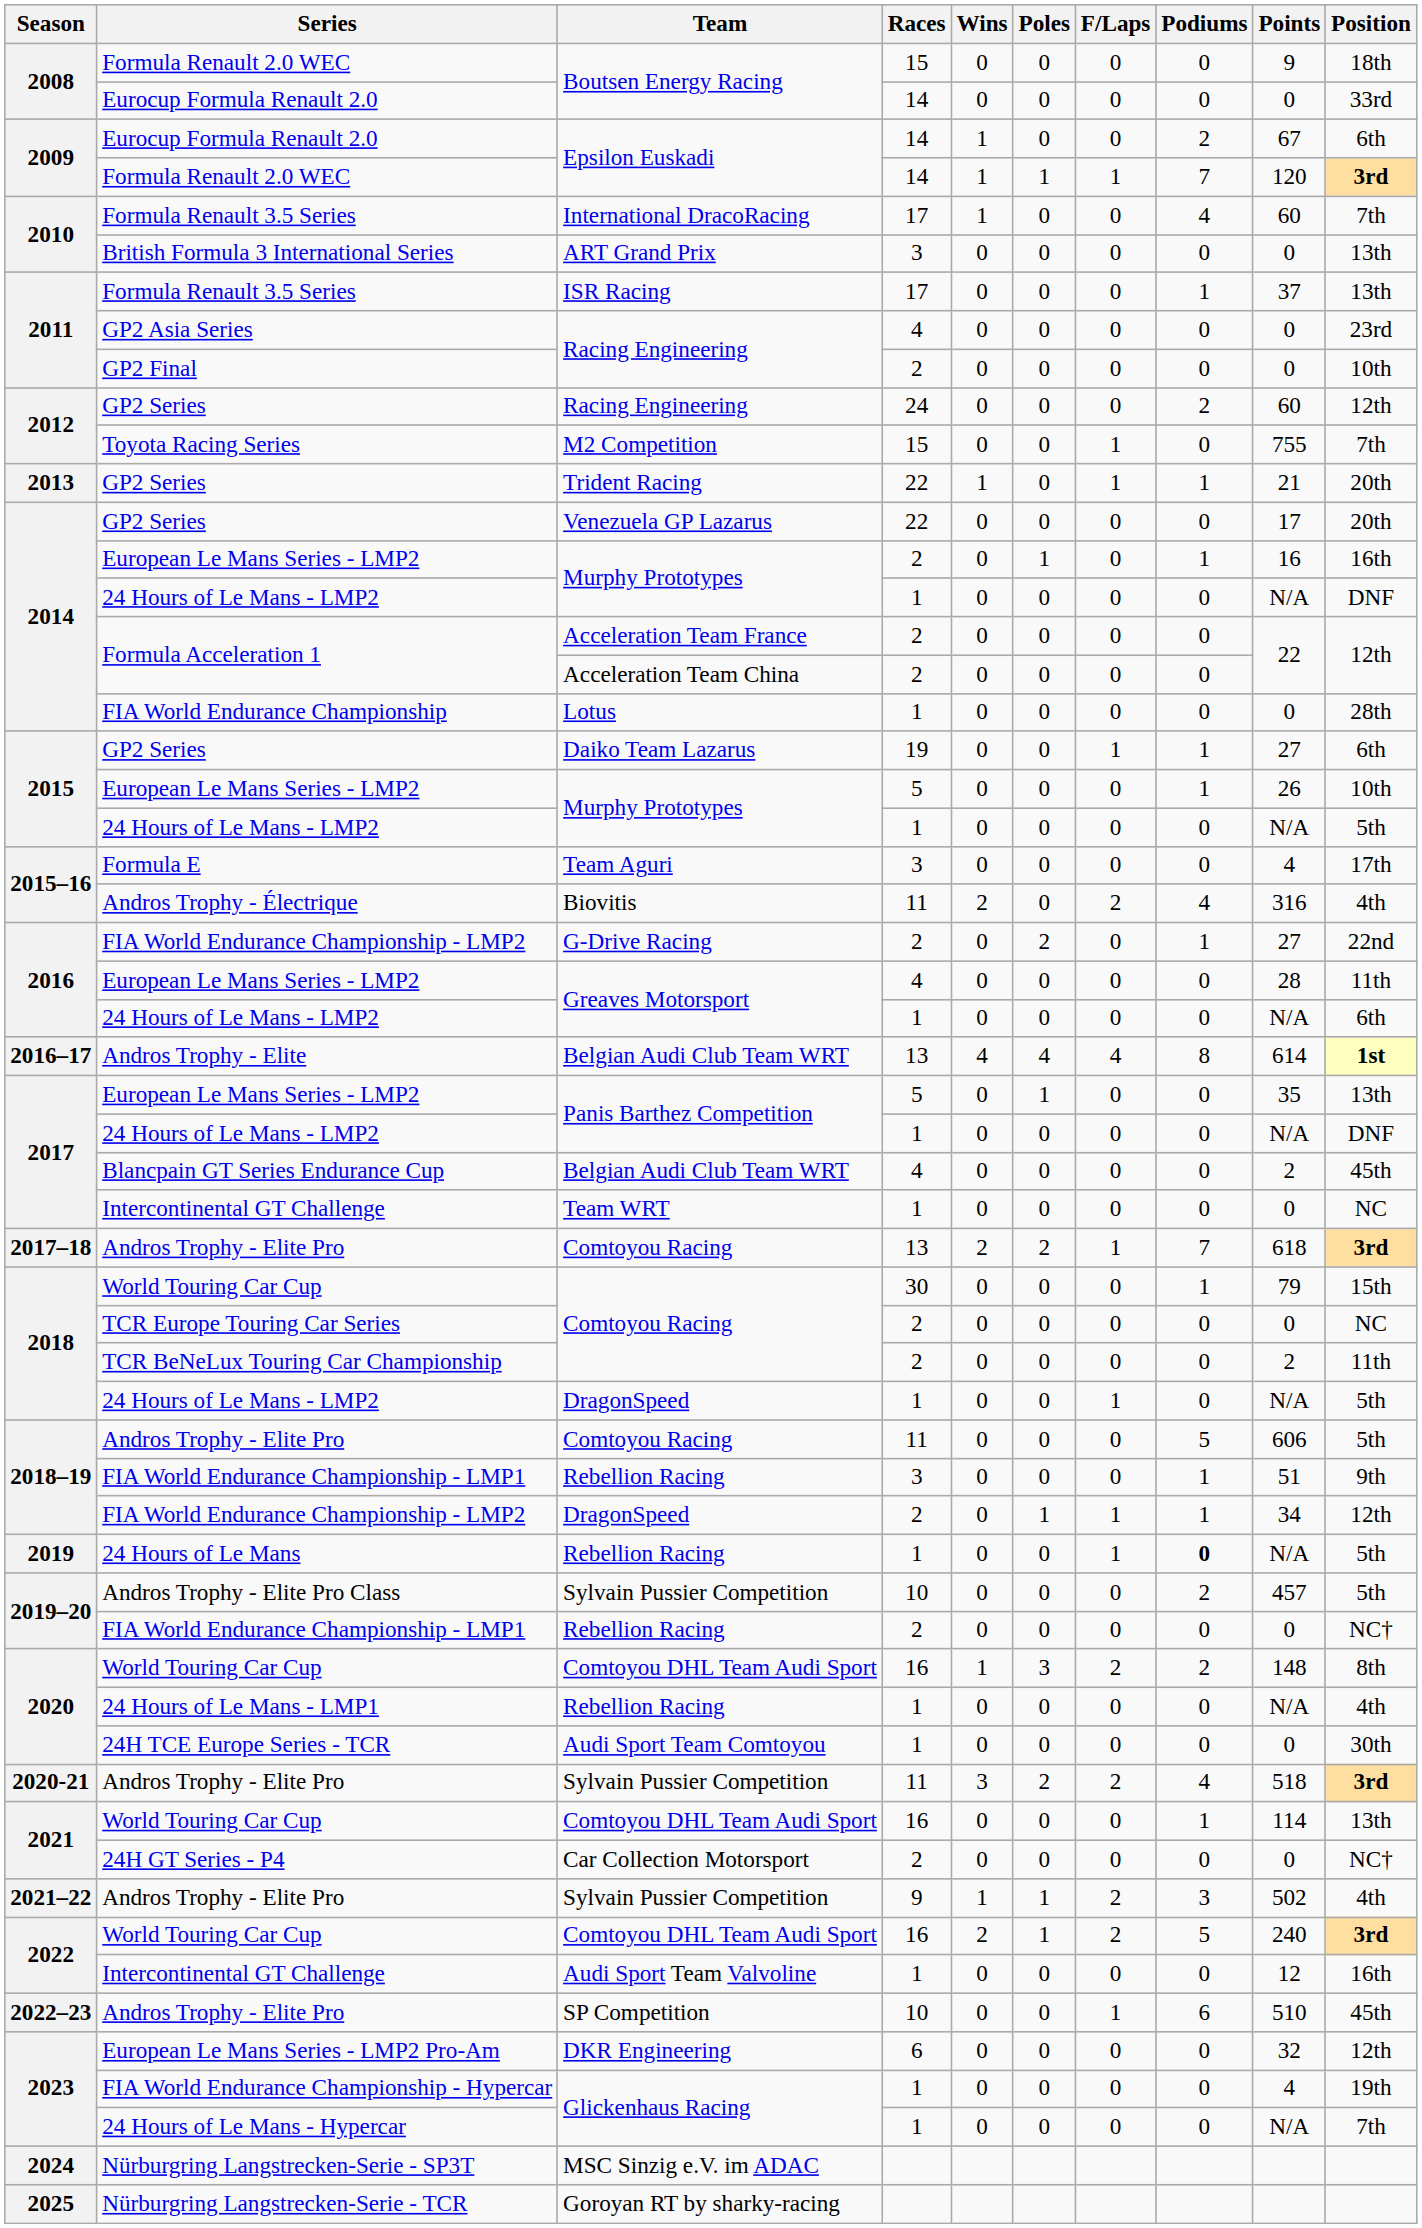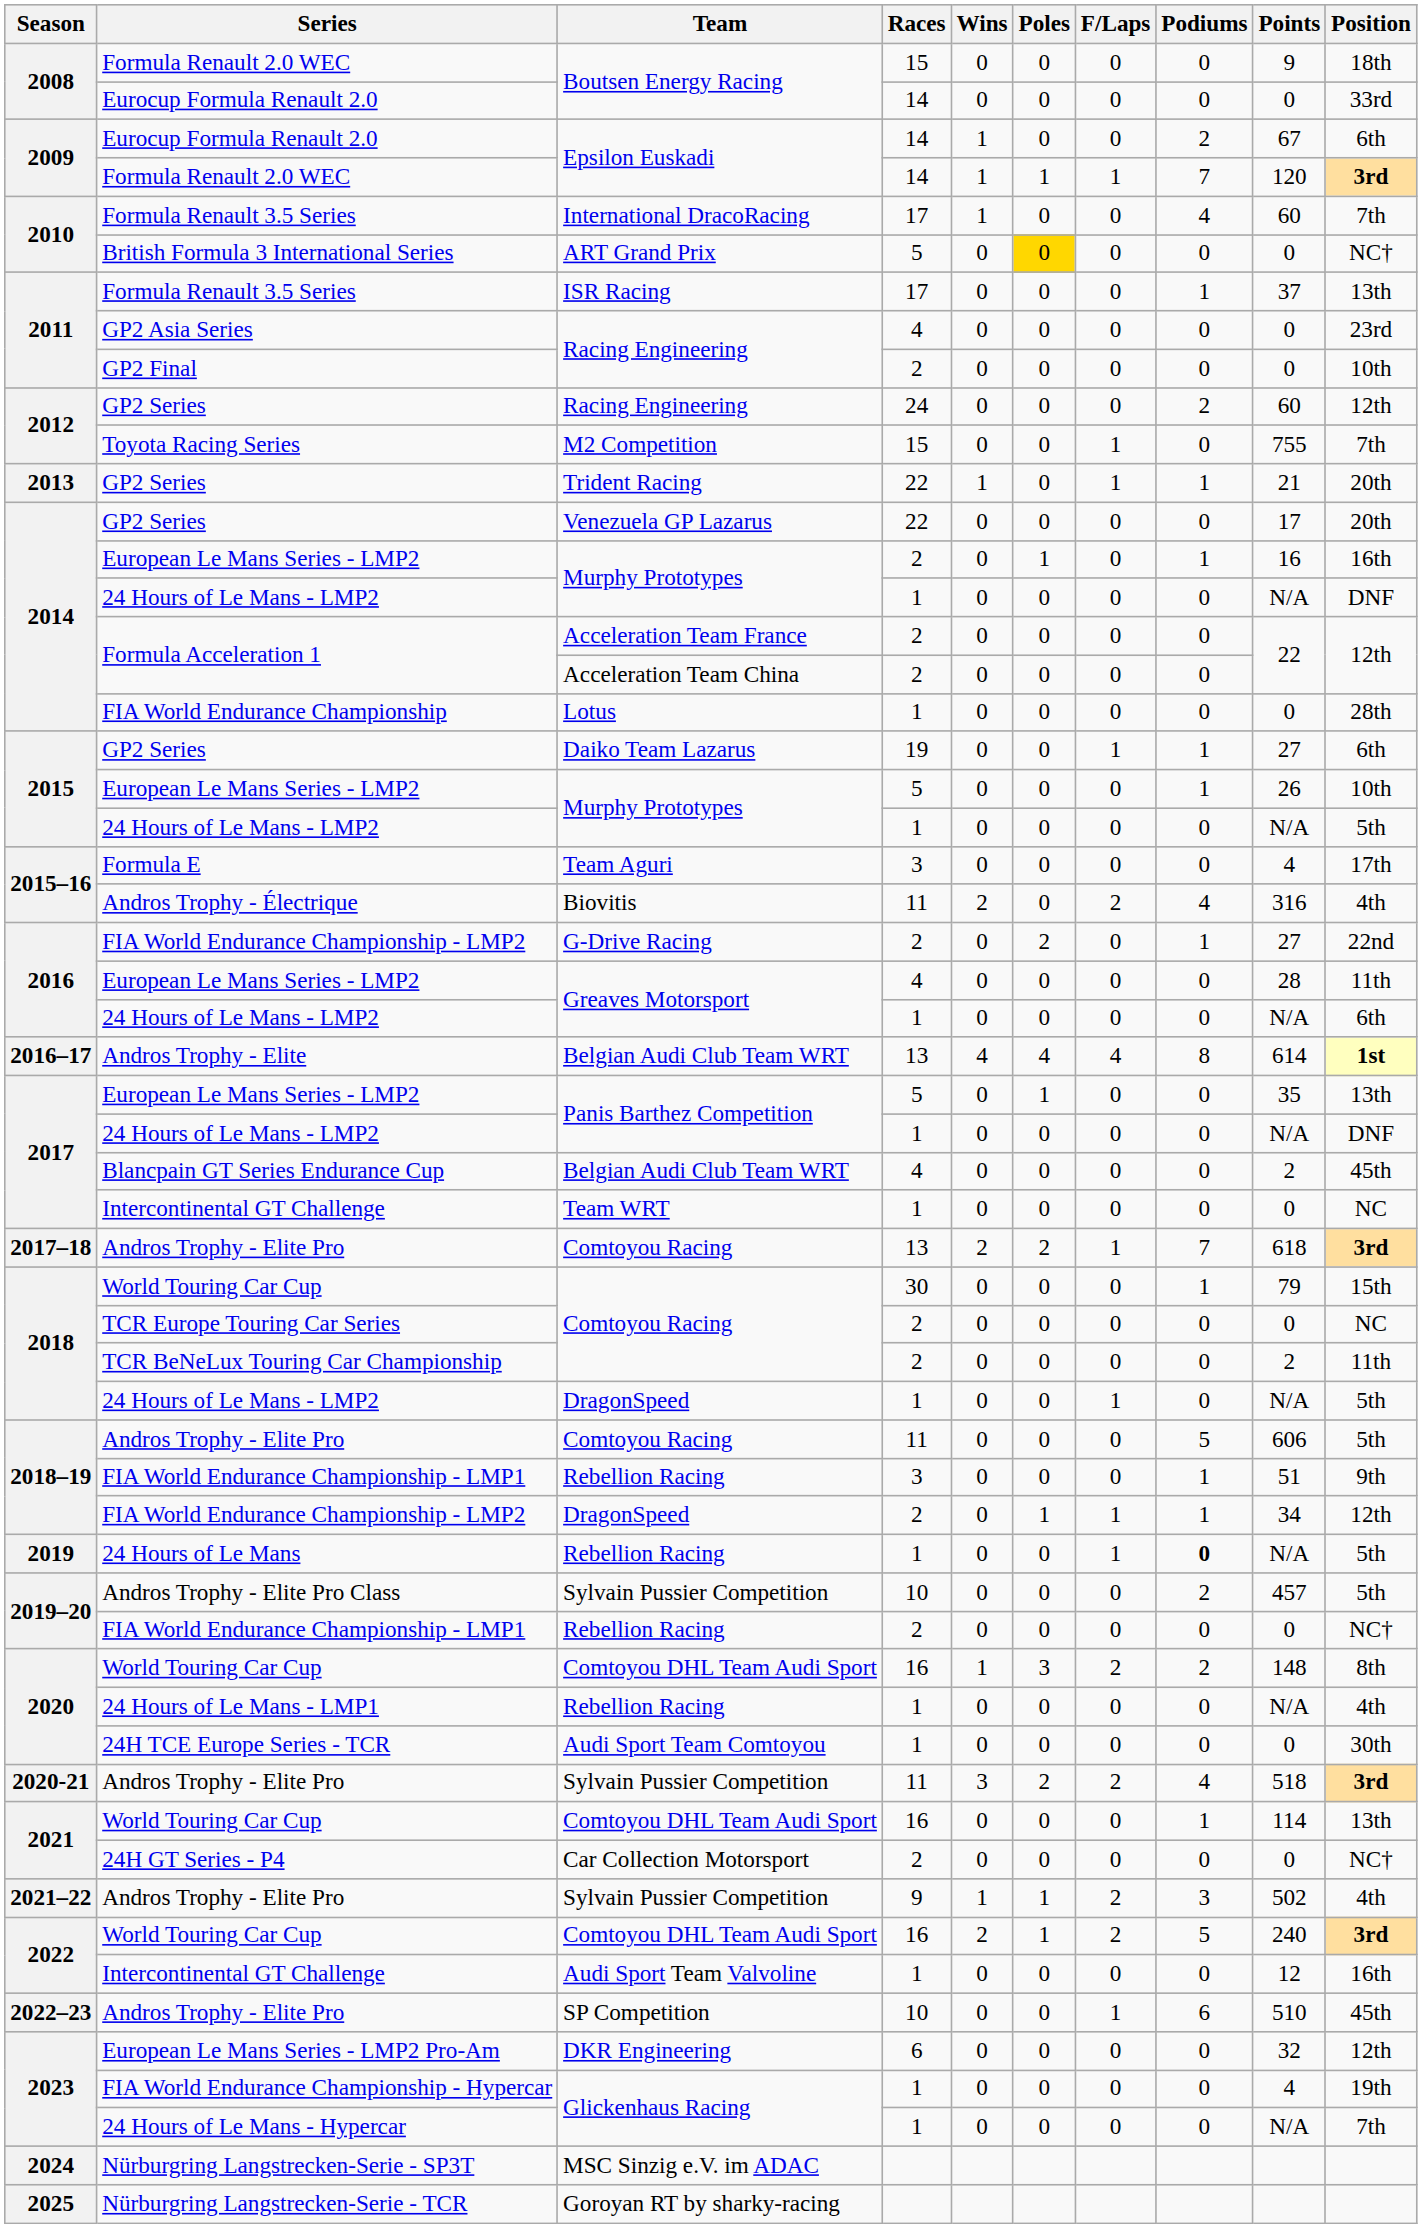(917, 253) 3 -> (917, 253) 5
(1044, 253) no background -> (1044, 253) gold background
(1371, 253) 13th -> (1371, 253) NC†
